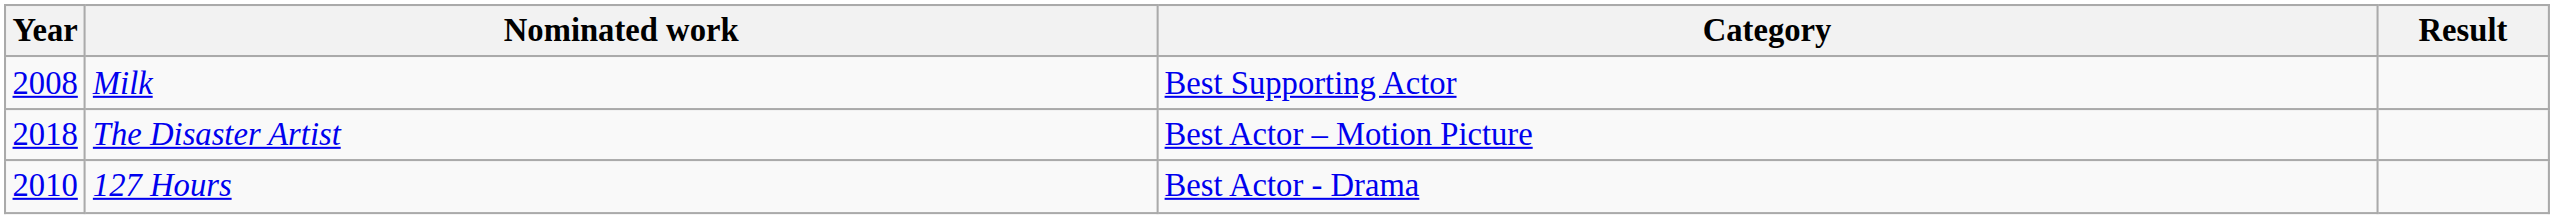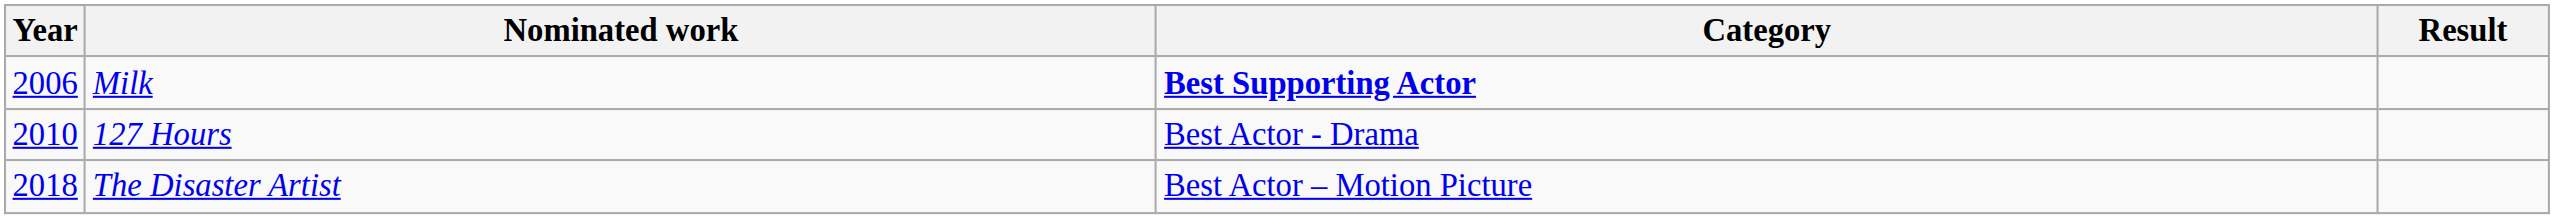(45, 82) 2008 -> (45, 82) 2006
(1311, 82) normal -> (1320, 82) bold
rows swapped: (162, 185) <-> (217, 133)
